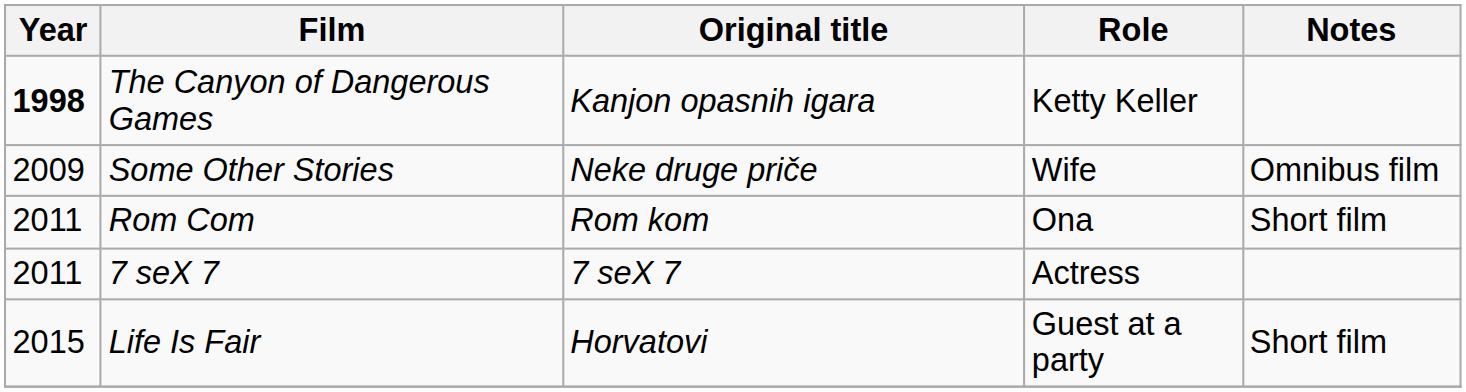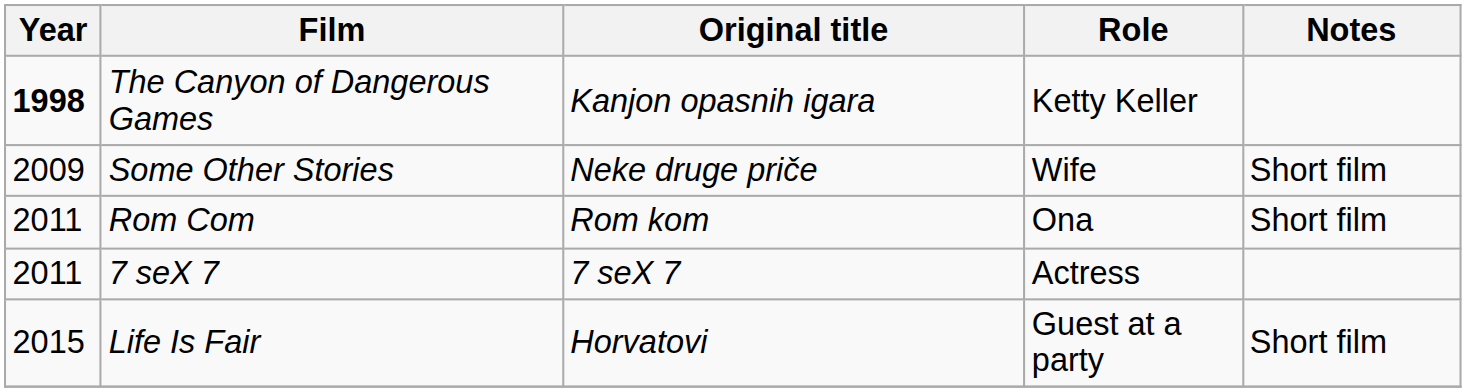(1345, 169) Omnibus film -> (1318, 169) Short film
